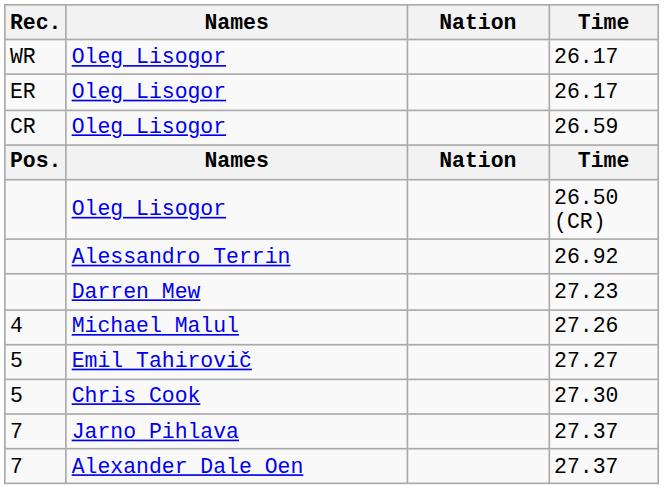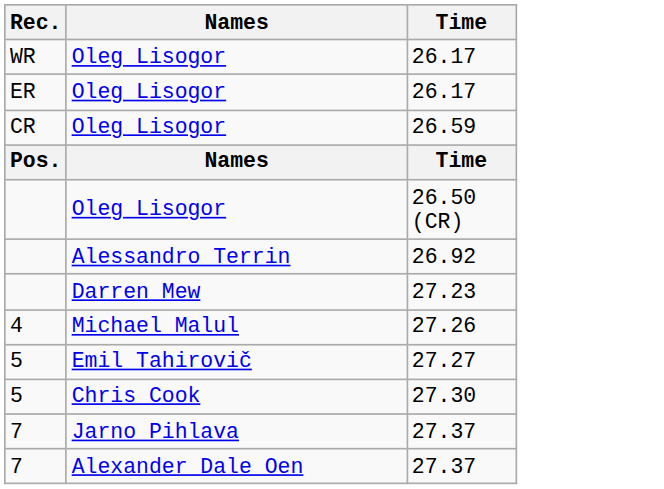- column: (478, 22)
